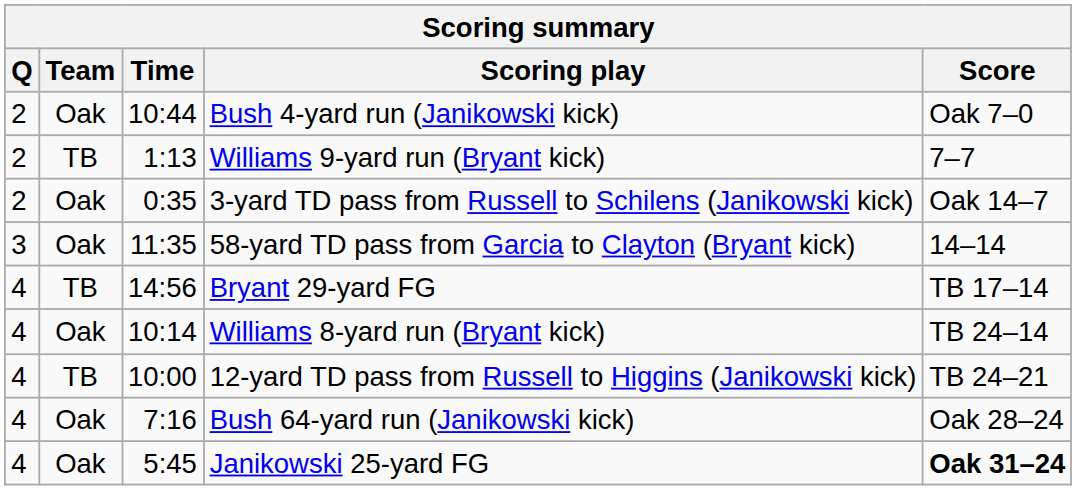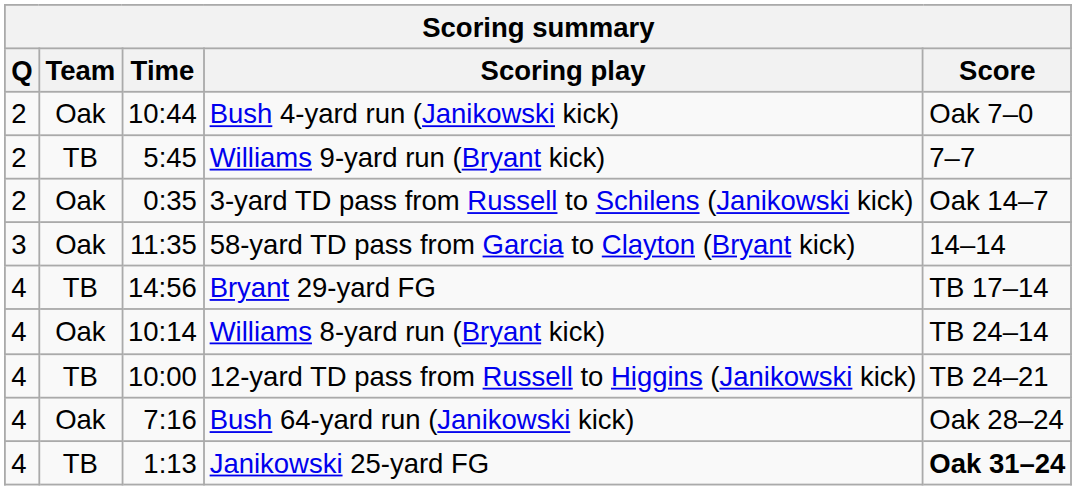(170, 158) 1:13 -> (170, 158) 5:45
(80, 462) Oak -> (80, 462) TB
(170, 462) 5:45 -> (170, 462) 1:13
